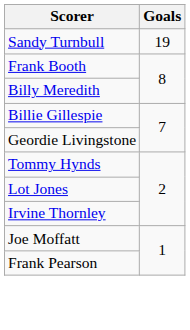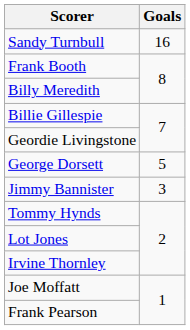(162, 41) 19 -> (162, 41) 16
+ row: (56, 164)
+ row: (61, 189)
